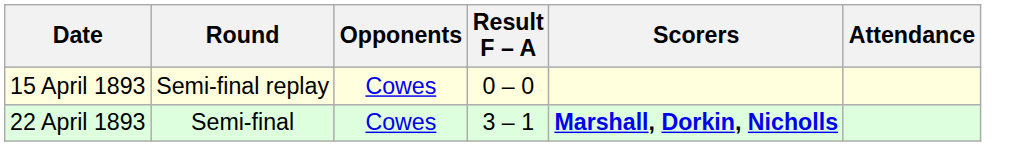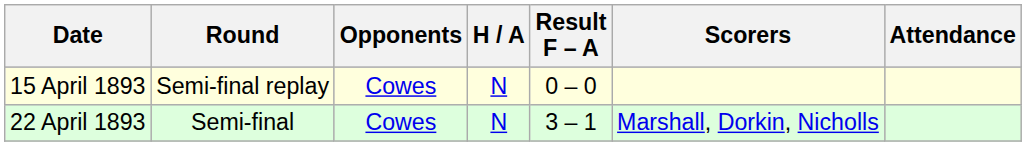+ column: (499, 35)
(696, 122) bold -> (748, 122) normal
